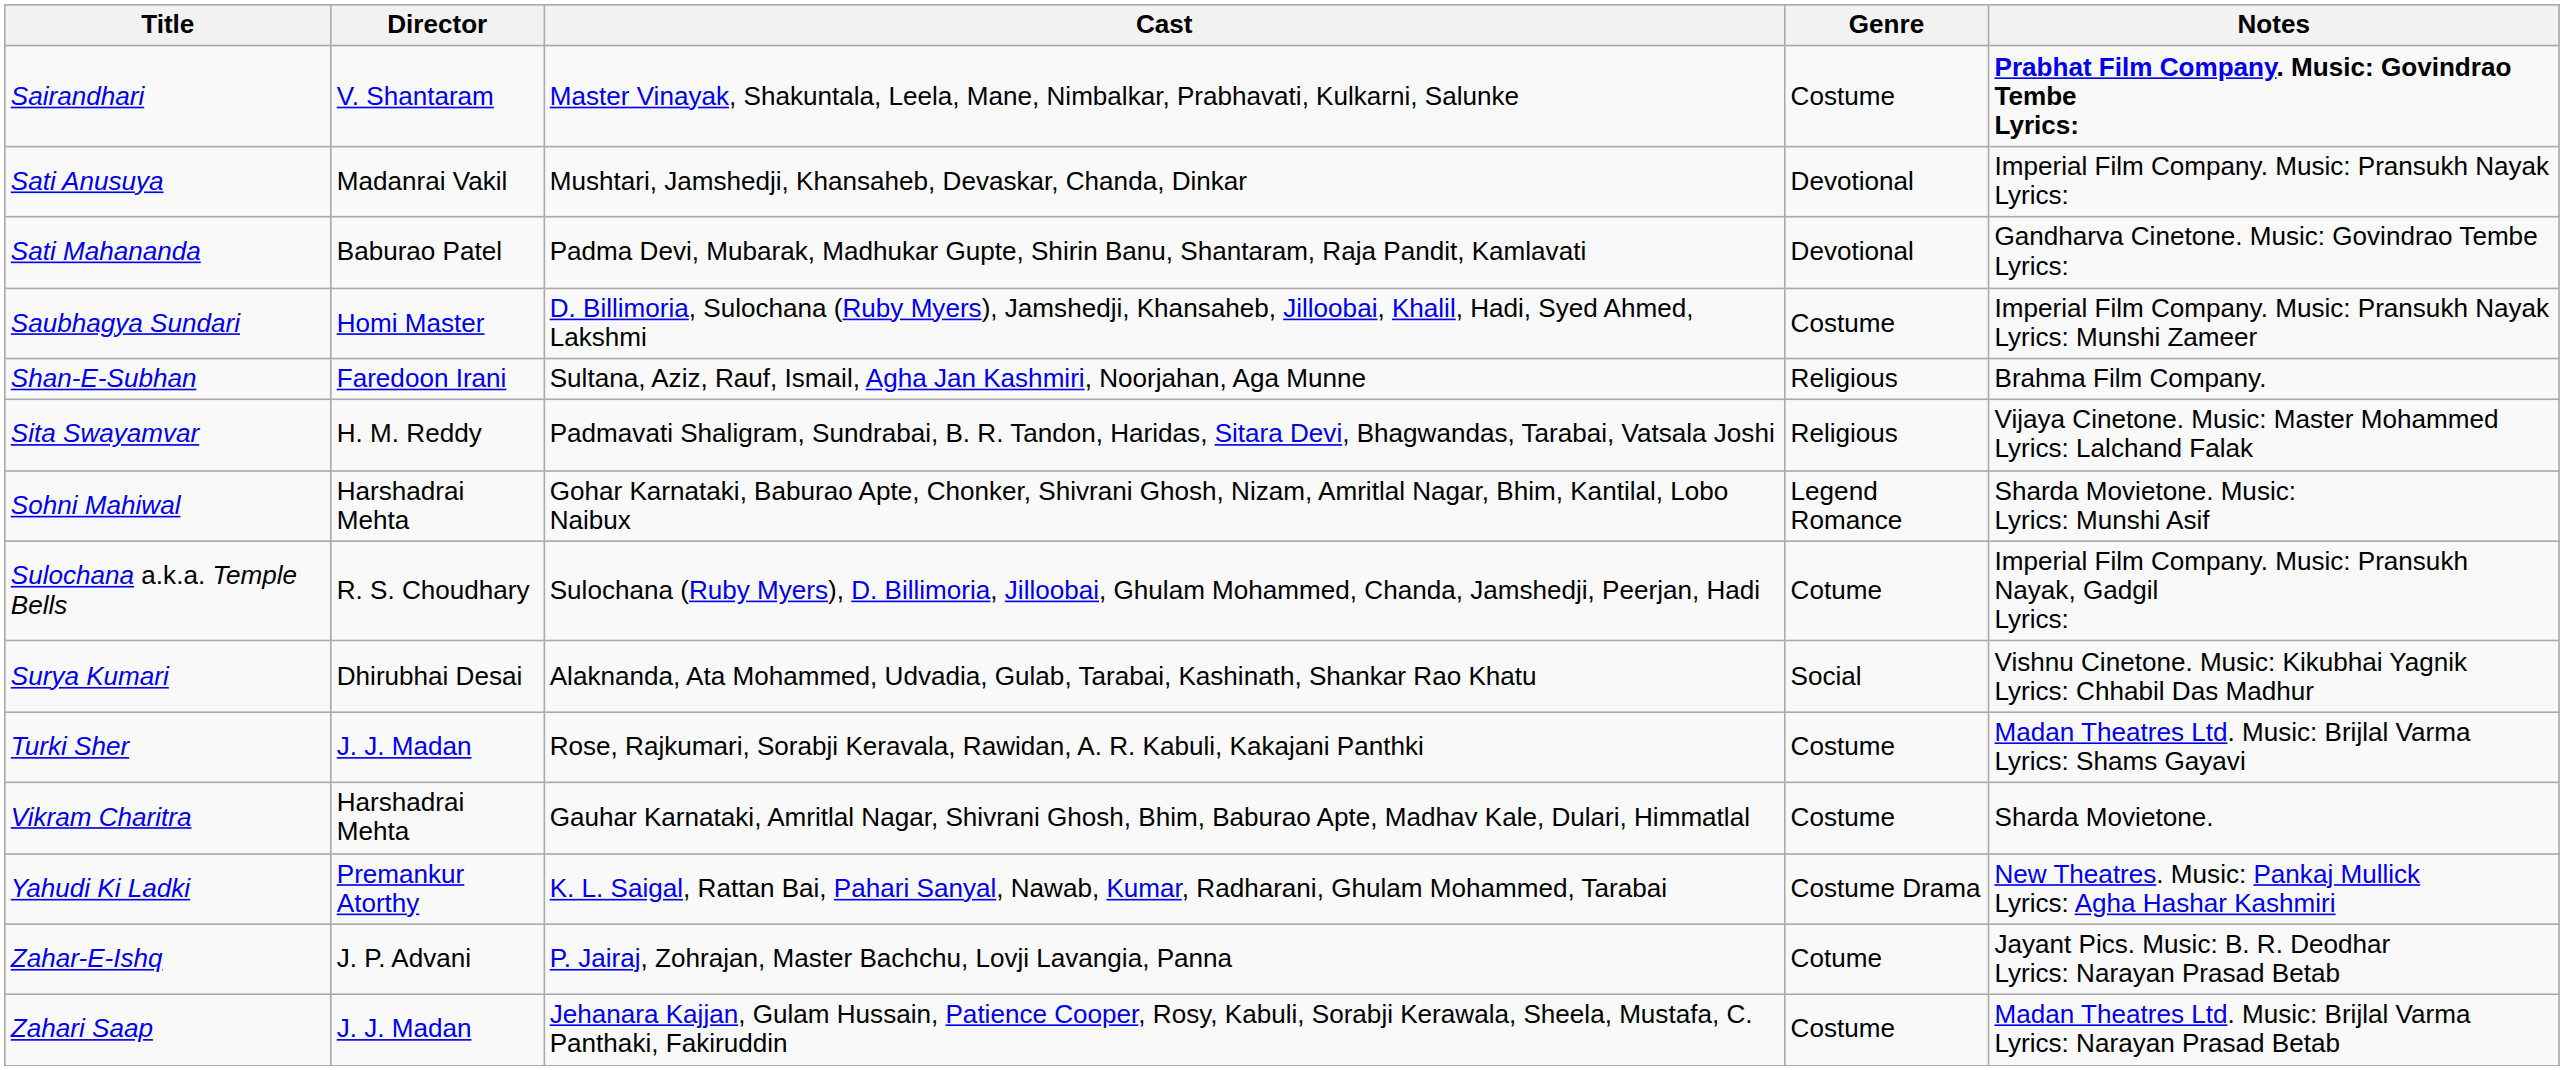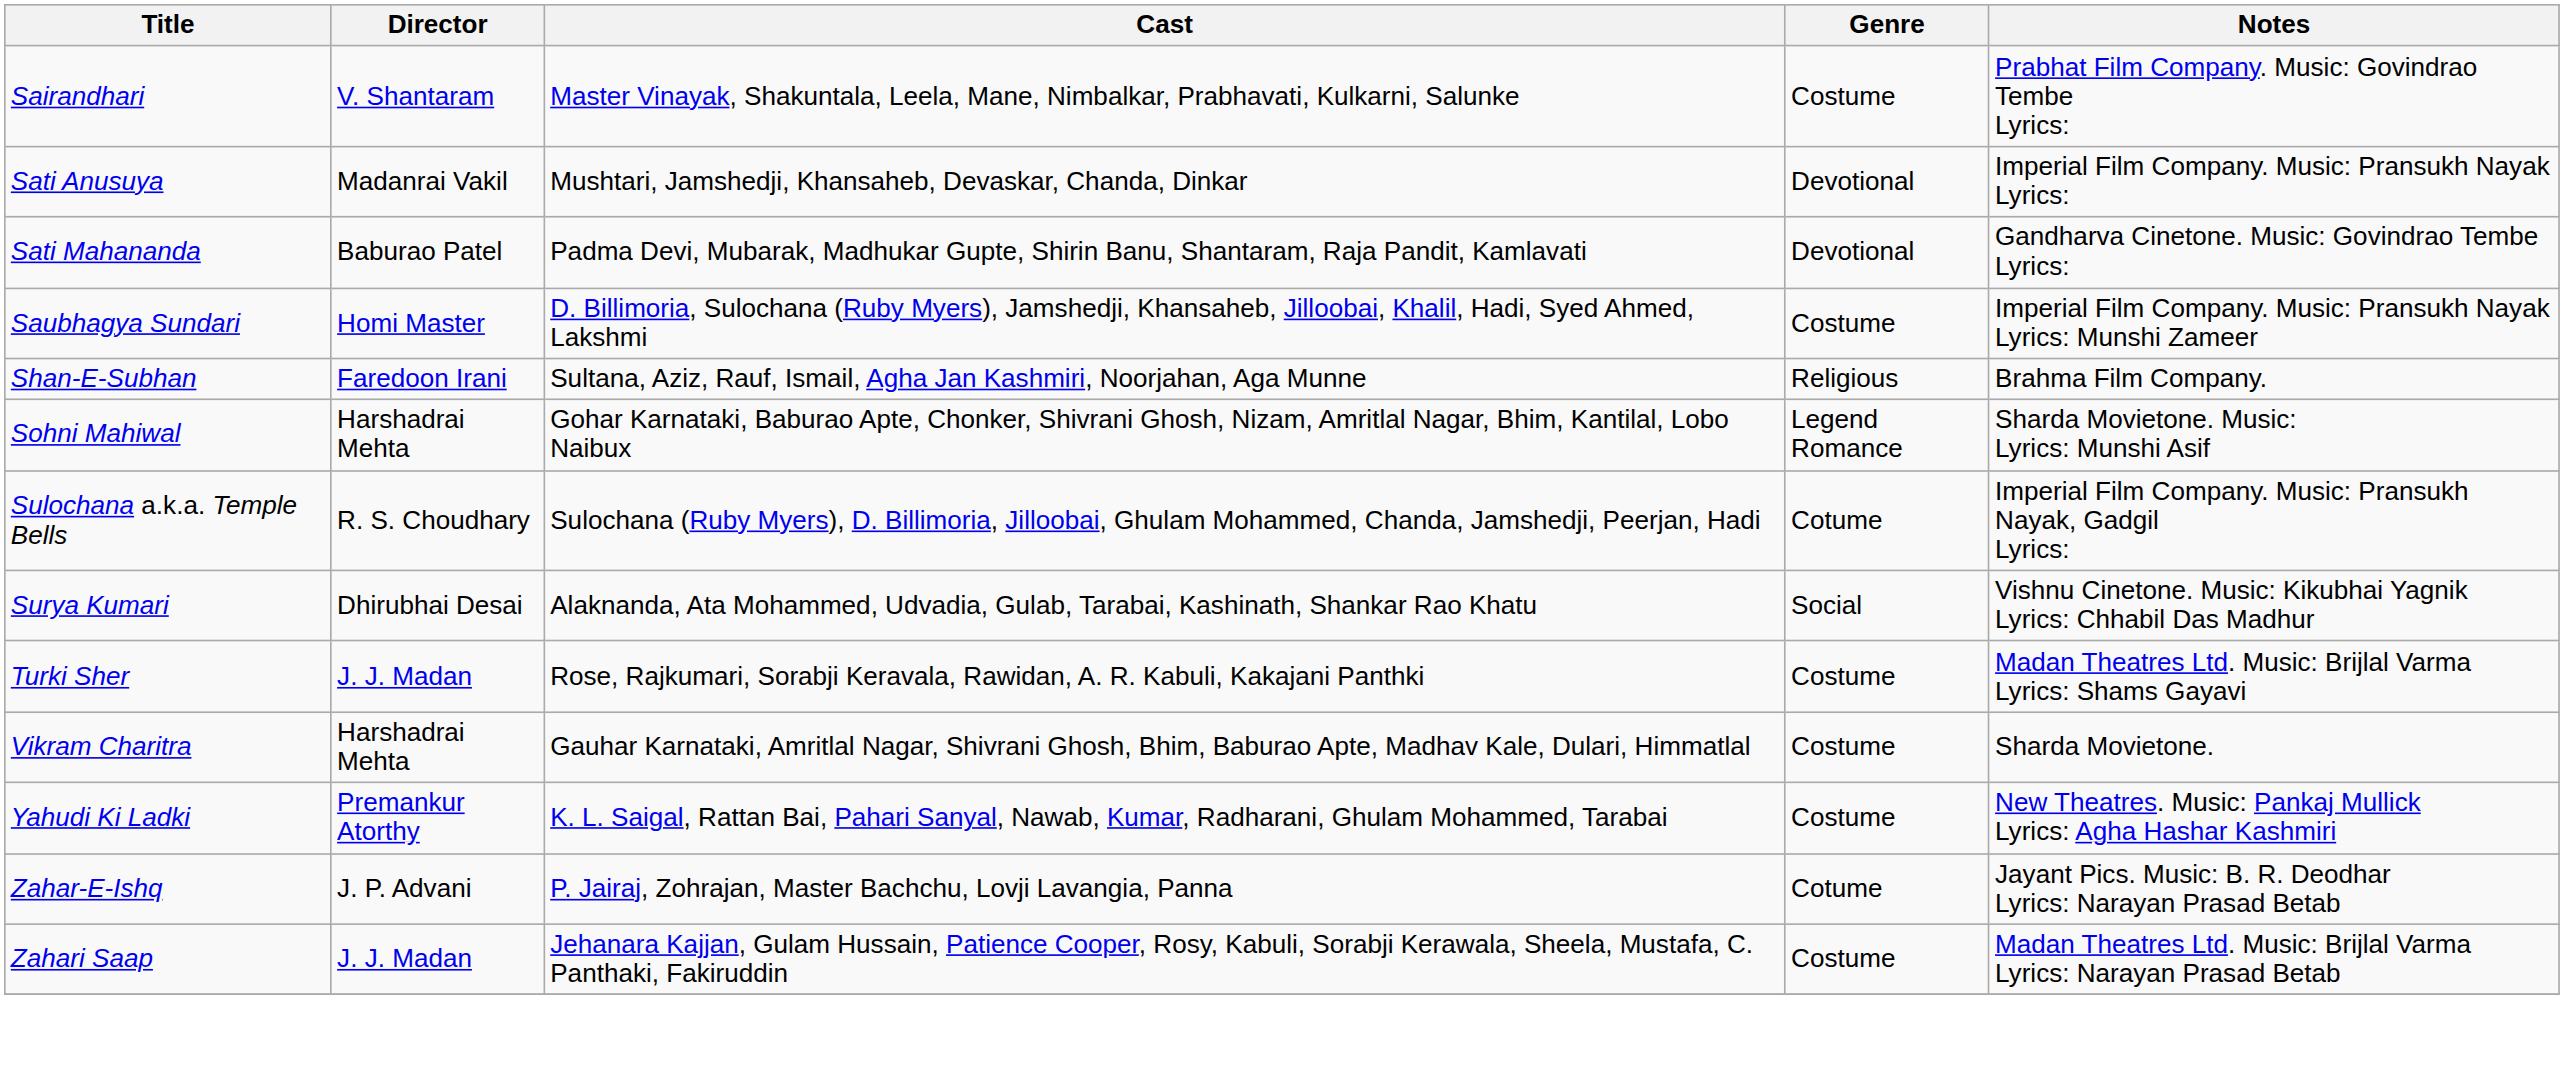(2253, 95) bold -> (2236, 95) normal
- row: (105, 434)
(1886, 888) Costume Drama -> (1843, 817) Costume
